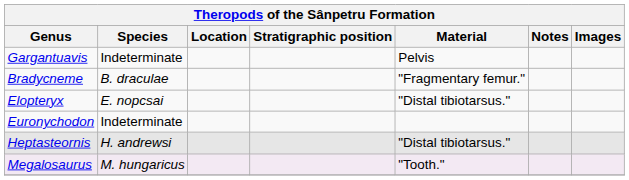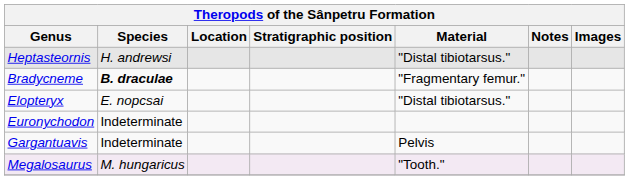rows swapped: (47, 57) <-> (49, 143)
(134, 79) normal -> (137, 79) bold
